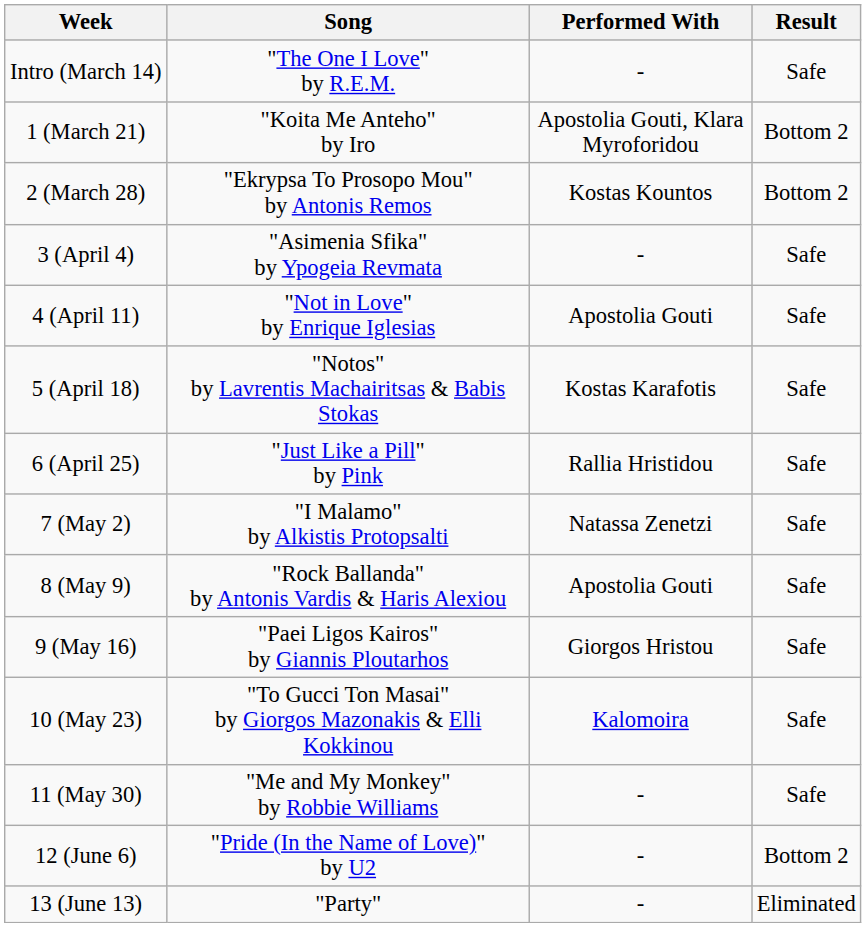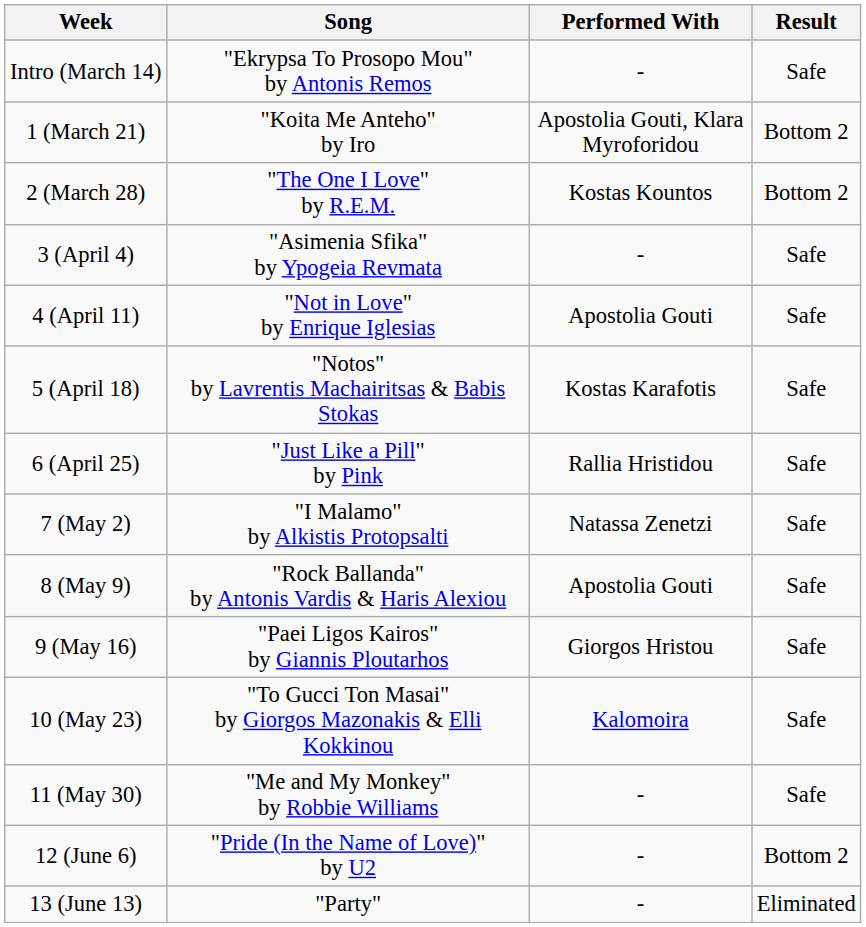(348, 70) "The One I Love" by R.E.M. -> (348, 70) "Ekrypsa To Prosopo Mou" by Antonis Remos
(348, 193) "Ekrypsa To Prosopo Mou" by Antonis Remos -> (348, 193) "The One I Love" by R.E.M.
